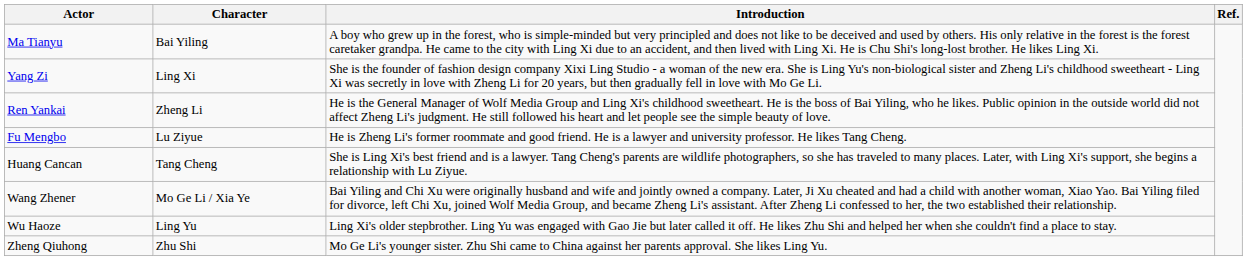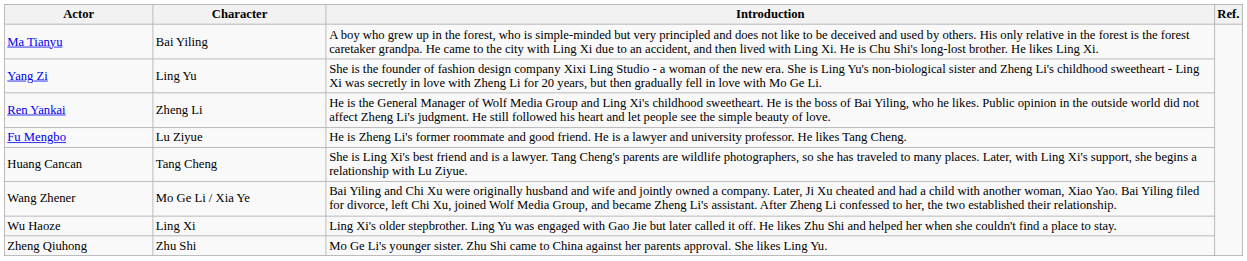(176, 75) Ling Xi -> (176, 75) Ling Yu
(176, 225) Ling Yu -> (176, 225) Ling Xi
